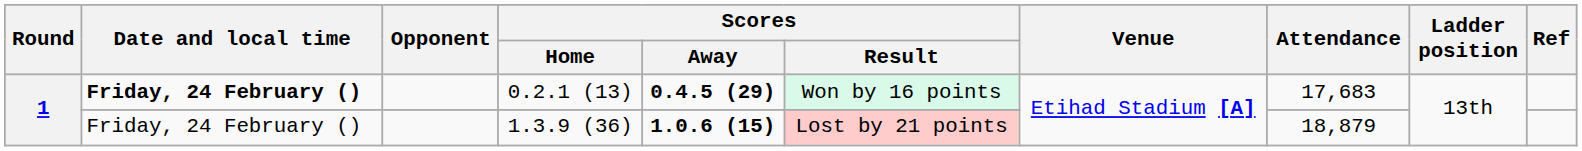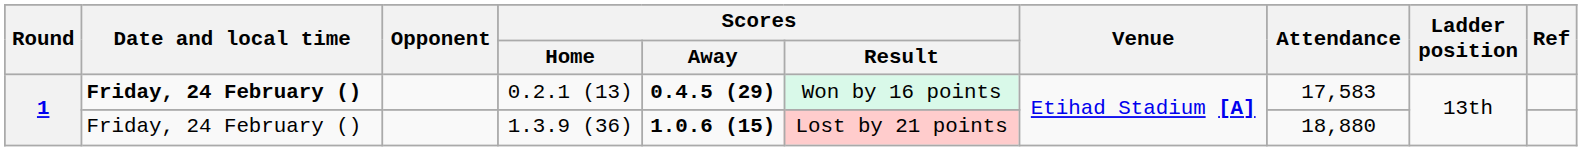(1339, 92) 17,683 -> (1339, 92) 17,583
(1339, 127) 18,879 -> (1339, 127) 18,880
